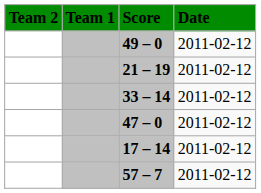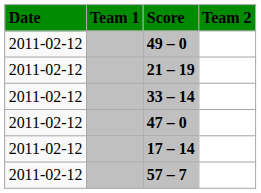columns swapped: (194, 17) <-> (33, 17)
